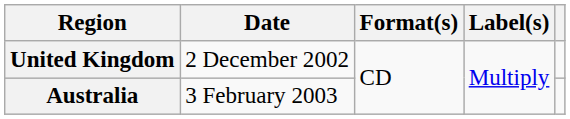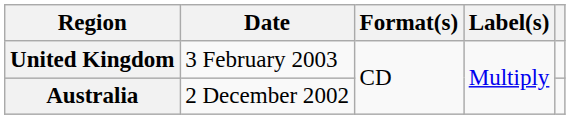(267, 59) 2 December 2002 -> (261, 59) 3 February 2003
(261, 95) 3 February 2003 -> (267, 95) 2 December 2002
